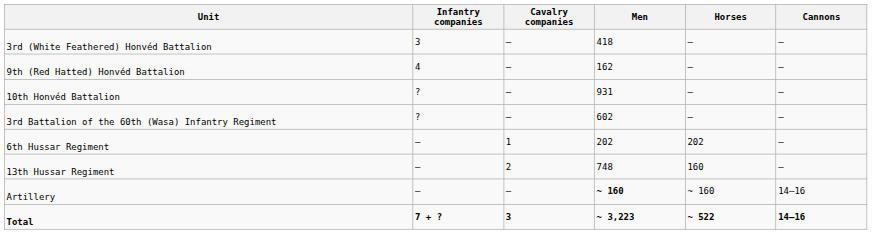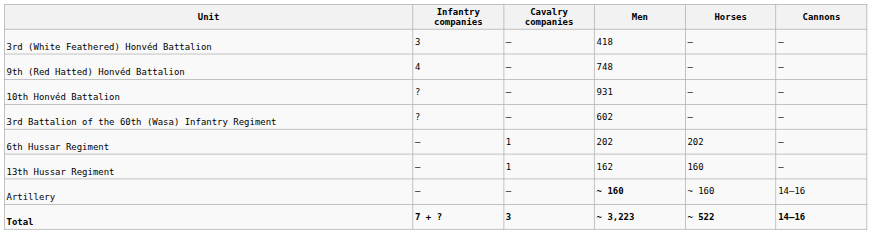(605, 67) 162 -> (605, 67) 748
(509, 167) 2 -> (509, 167) 1
(605, 167) 748 -> (605, 167) 162
